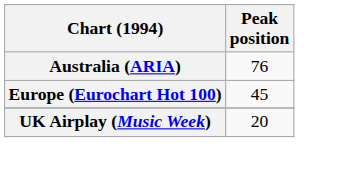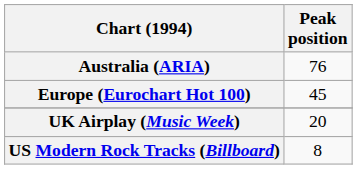+ row: (144, 149)
